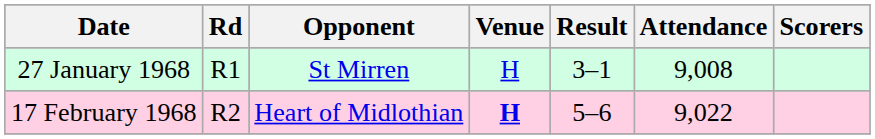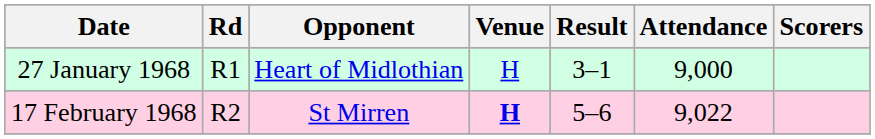(359, 69) St Mirren -> (359, 69) Heart of Midlothian
(703, 69) 9,008 -> (703, 69) 9,000
(359, 112) Heart of Midlothian -> (359, 112) St Mirren
